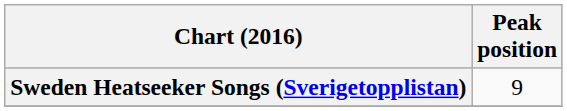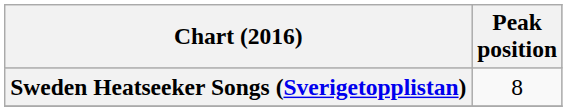(517, 86) 9 -> (517, 86) 8
